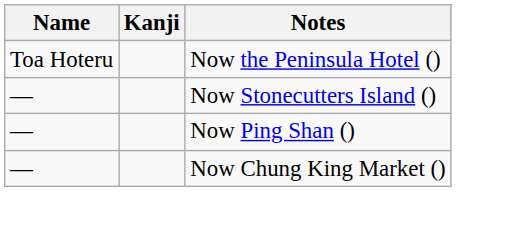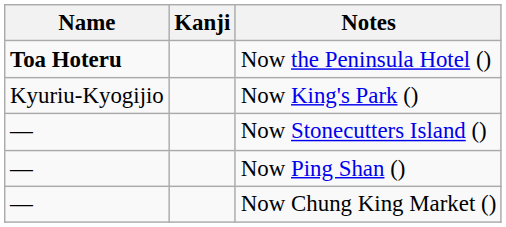(62, 58) normal -> (66, 58) bold
+ row: (330, 95)
